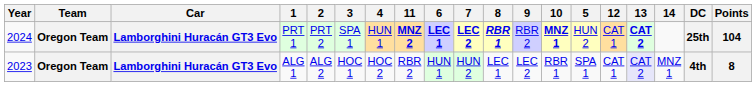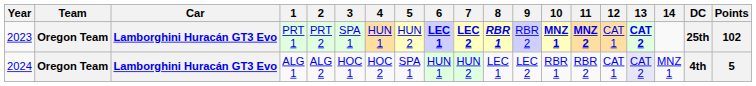columns swapped: (586, 13) <-> (410, 13)
(19, 37) 2024 -> (19, 37) 2023
(732, 37) 104 -> (732, 37) 102
(19, 66) 2023 -> (19, 66) 2024
(732, 66) 8 -> (732, 66) 5
